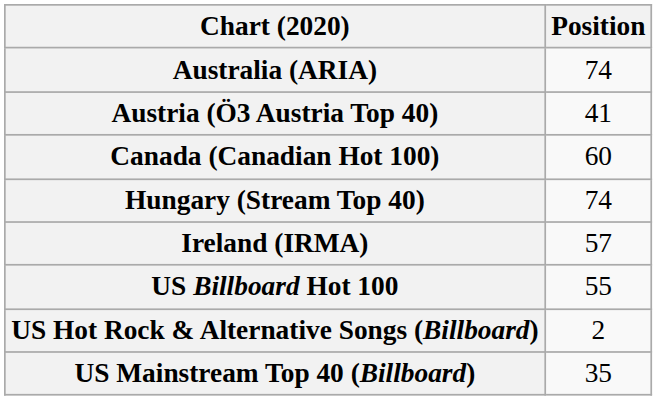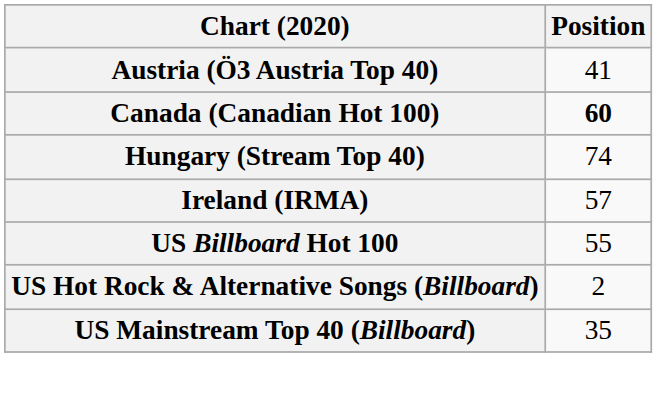- row: (275, 69)
(598, 156) normal -> (598, 112) bold
